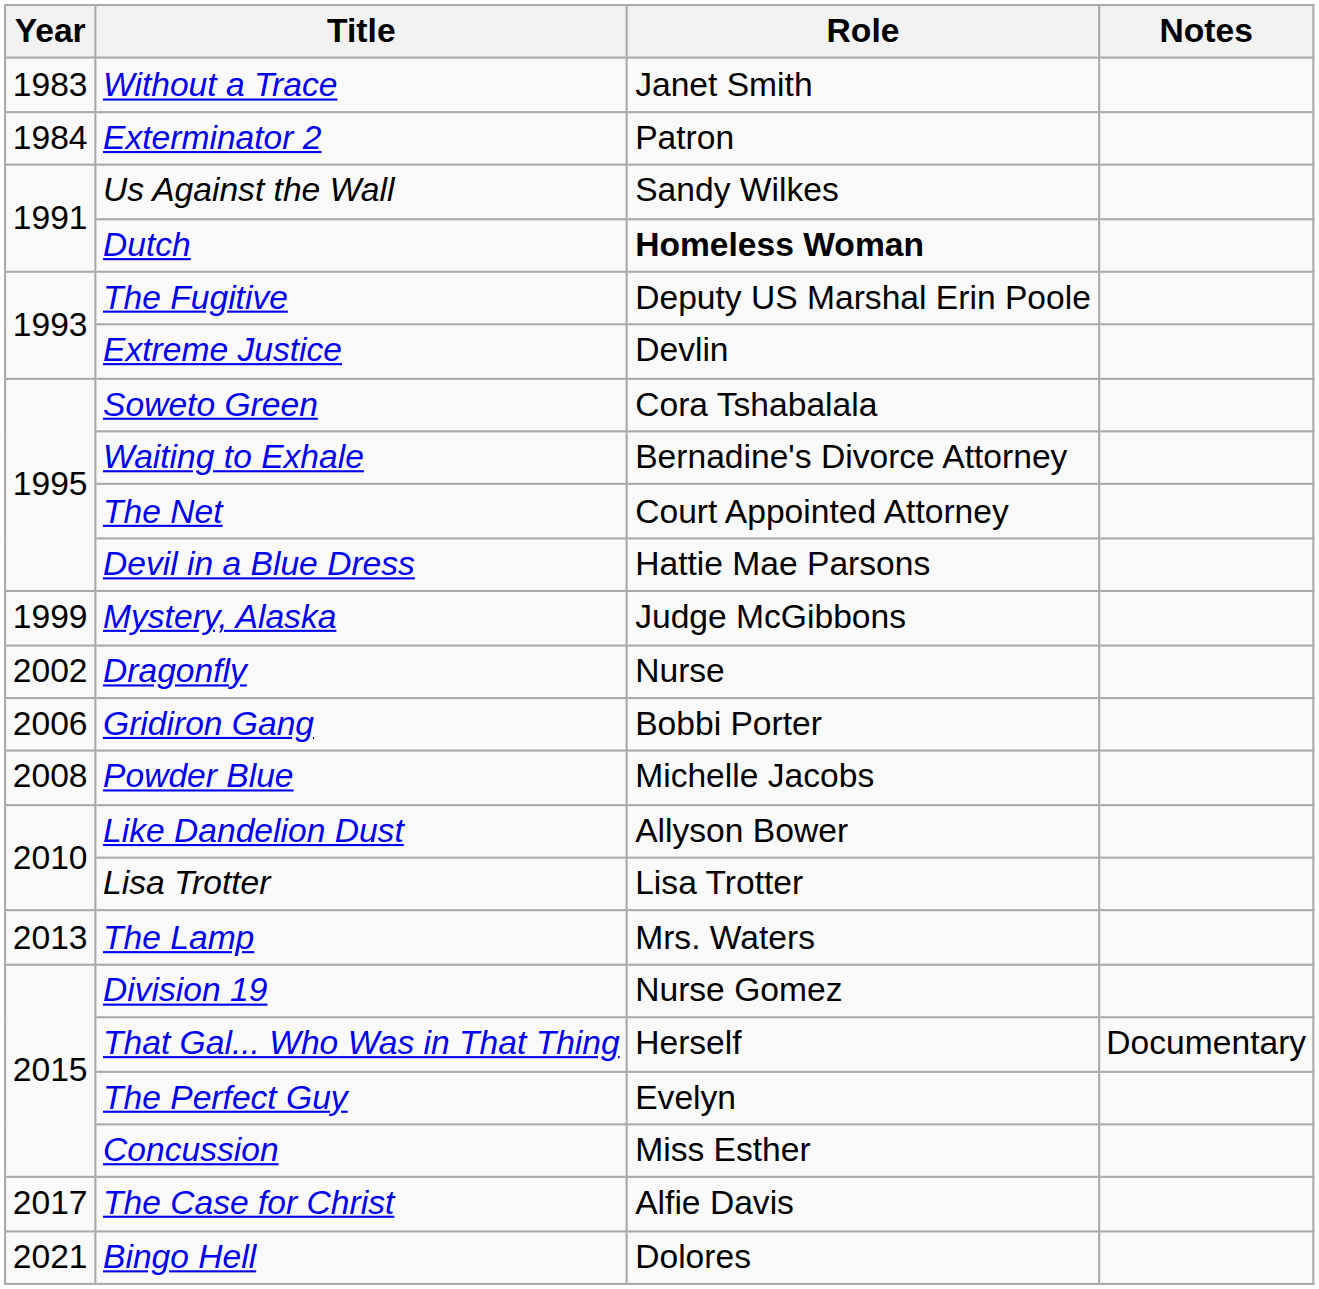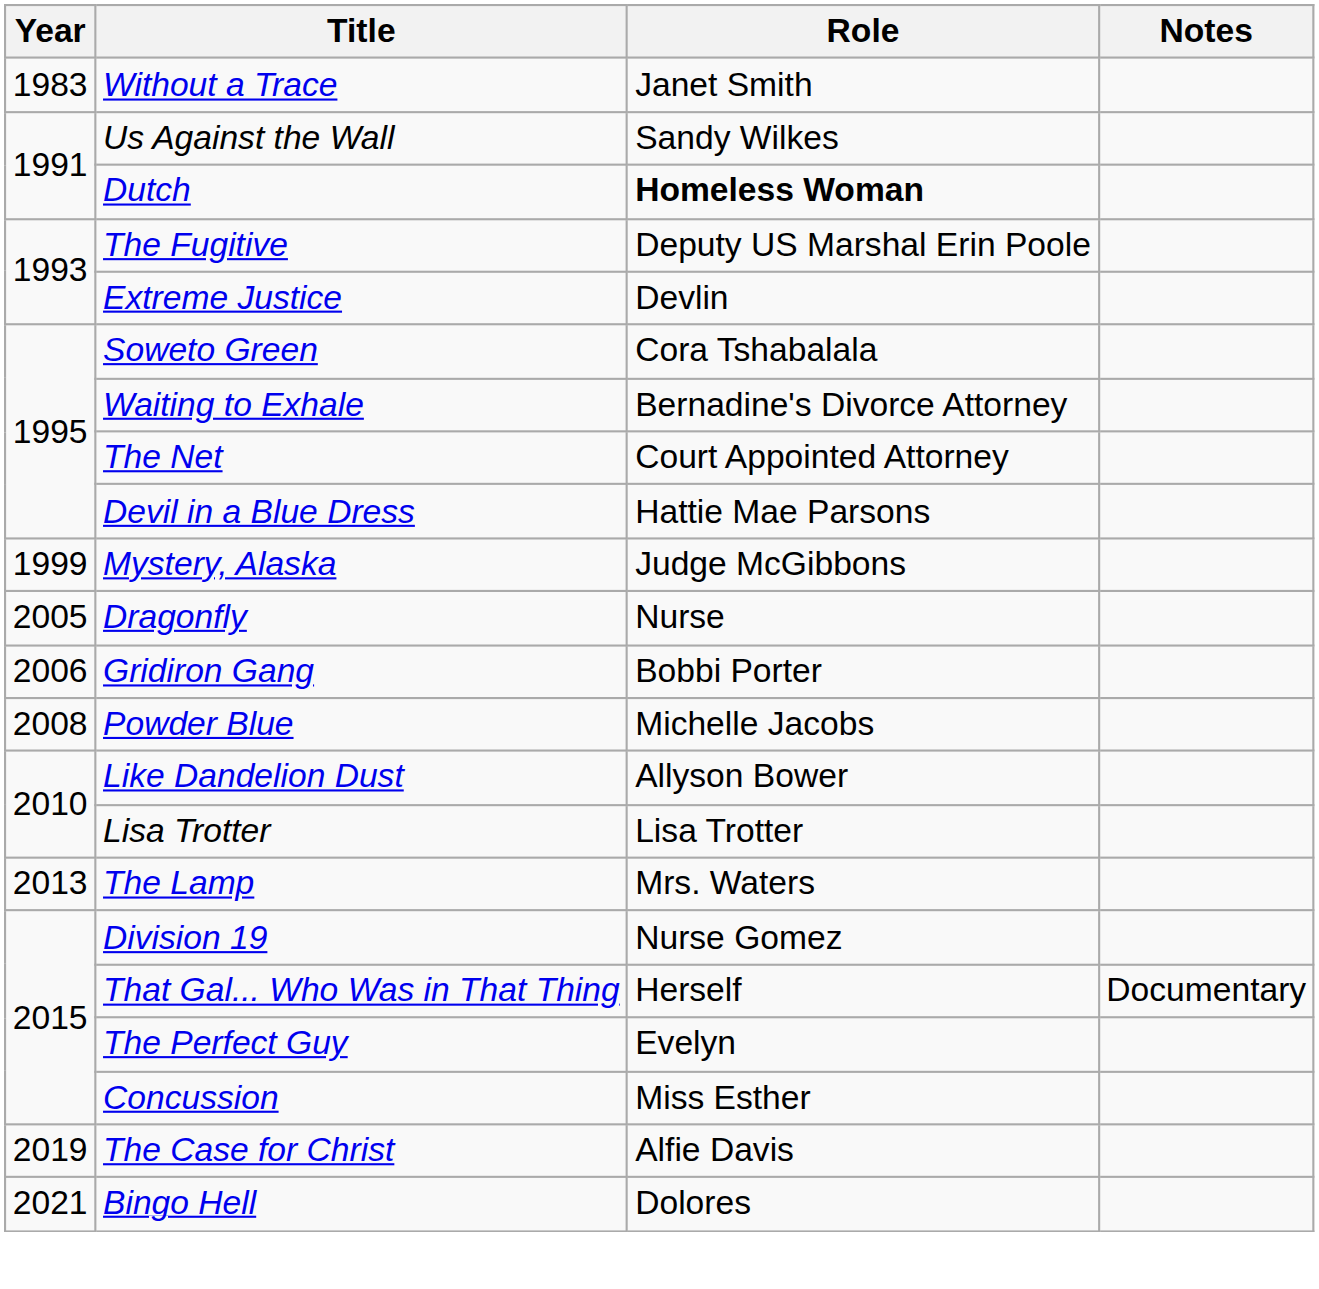- row: (212, 137)
(50, 670) 2002 -> (50, 617) 2005
(50, 1203) 2017 -> (50, 1150) 2019
